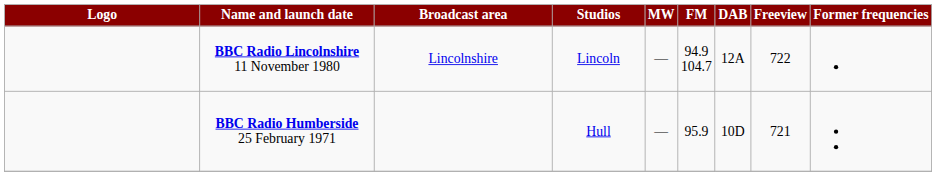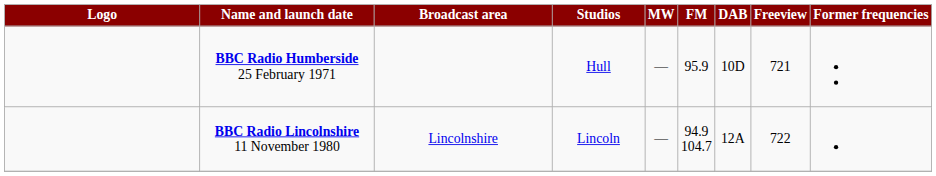rows swapped: (287, 131) <-> (287, 58)
